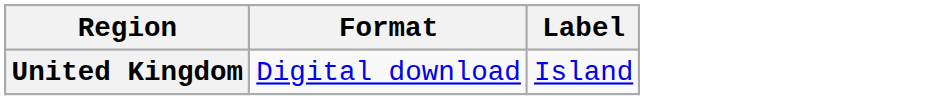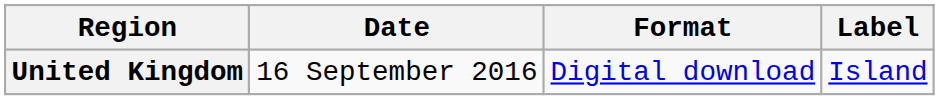+ column: (397, 28)
